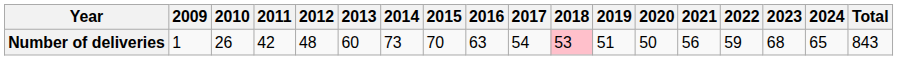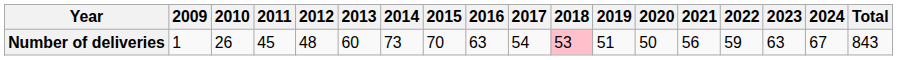(266, 42) 42 -> (266, 42) 45
(776, 42) 68 -> (776, 42) 63
(818, 42) 65 -> (818, 42) 67
